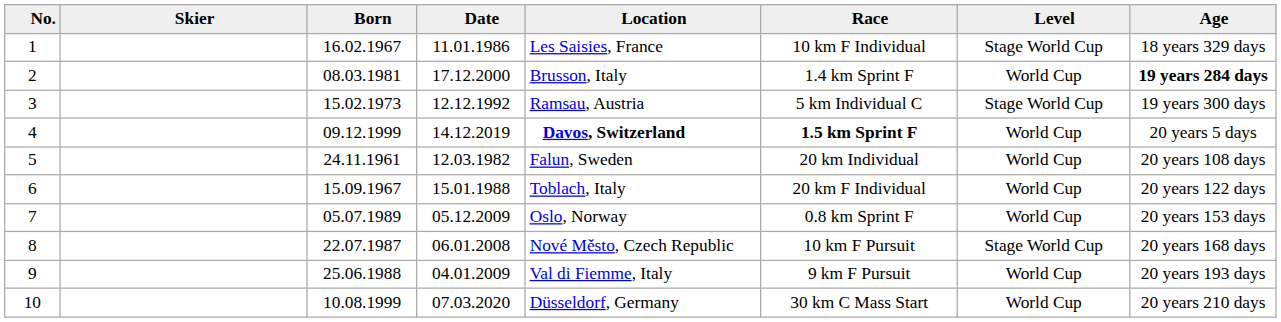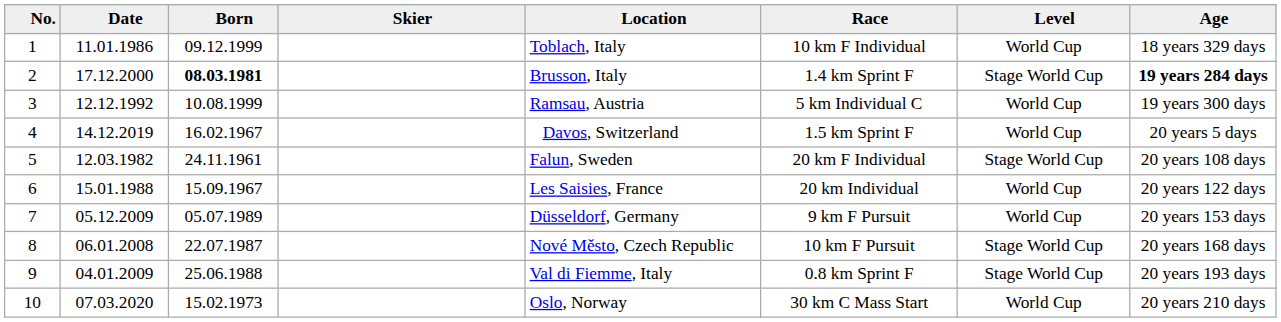columns swapped: (184, 18) <-> (471, 18)
(362, 46) 16.02.1967 -> (223, 46) 09.12.1999
(596, 46) Les Saisies, France -> (578, 46) Toblach, Italy
(1044, 46) Stage World Cup -> (1044, 46) World Cup
(362, 75) normal -> (223, 75) bold
(1044, 75) World Cup -> (1044, 75) Stage World Cup
(362, 103) 15.02.1973 -> (223, 103) 10.08.1999
(1044, 103) Stage World Cup -> (1044, 103) World Cup
(362, 131) 09.12.1999 -> (223, 131) 16.02.1967
(607, 131) bold -> (604, 131) normal
(859, 131) bold -> (859, 131) normal
(859, 160) 20 km Individual -> (859, 160) 20 km F Individual
(1044, 160) World Cup -> (1044, 160) Stage World Cup
(578, 188) Toblach, Italy -> (596, 188) Les Saisies, France
(859, 188) 20 km F Individual -> (859, 188) 20 km Individual
(578, 216) Oslo, Norway -> (604, 216) Düsseldorf, Germany
(859, 216) 0.8 km Sprint F -> (859, 216) 9 km F Pursuit
(859, 273) 9 km F Pursuit -> (859, 273) 0.8 km Sprint F
(1044, 273) World Cup -> (1044, 273) Stage World Cup
(362, 301) 10.08.1999 -> (223, 301) 15.02.1973
(604, 301) Düsseldorf, Germany -> (578, 301) Oslo, Norway
